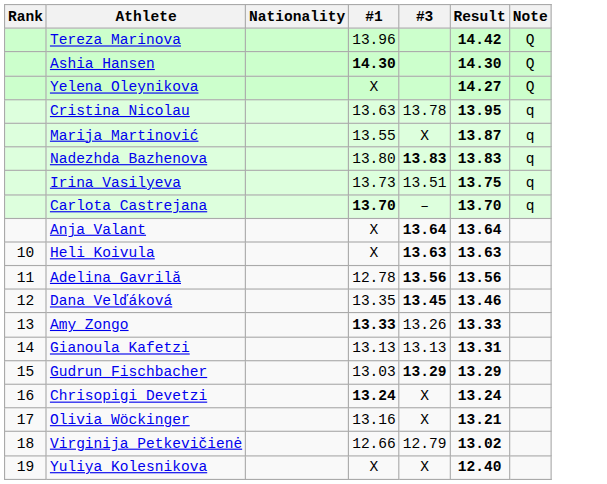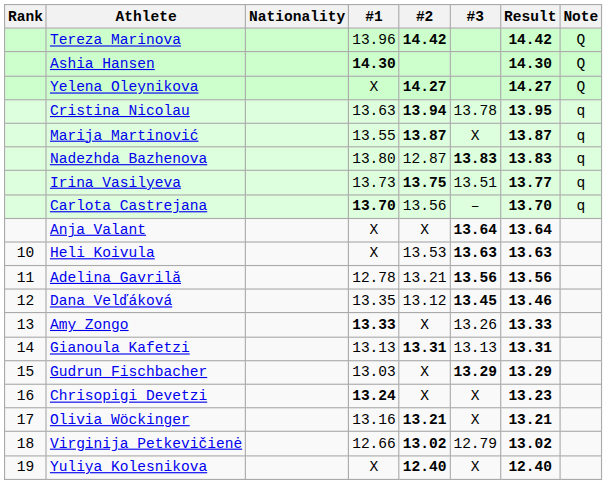+ column: (425, 16)
(480, 183) 13.75 -> (530, 183) 13.77
(480, 396) 13.24 -> (530, 396) 13.23
